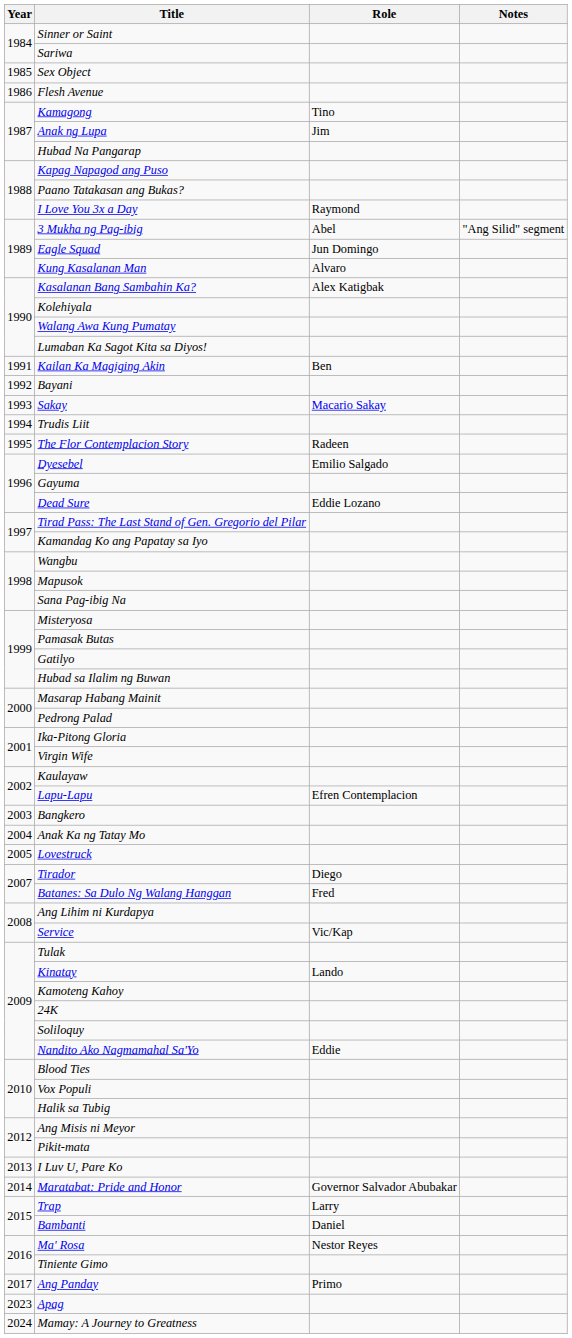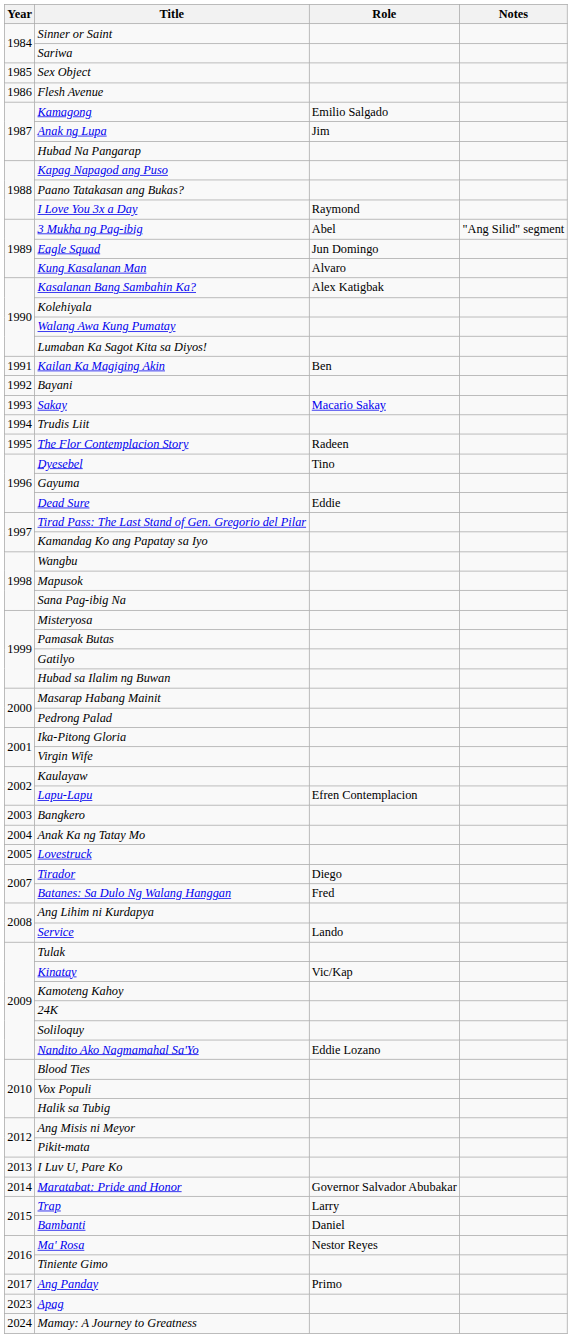(323, 111) Tino -> (350, 111) Emilio Salgado
(350, 463) Emilio Salgado -> (323, 463) Tino
(346, 502) Eddie Lozano -> (326, 502) Eddie
(332, 932) Vic/Kap -> (328, 932) Lando
(328, 971) Lando -> (332, 971) Vic/Kap
(326, 1049) Eddie -> (346, 1049) Eddie Lozano
